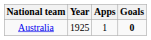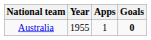(80, 27) 1925 -> (80, 27) 1955
